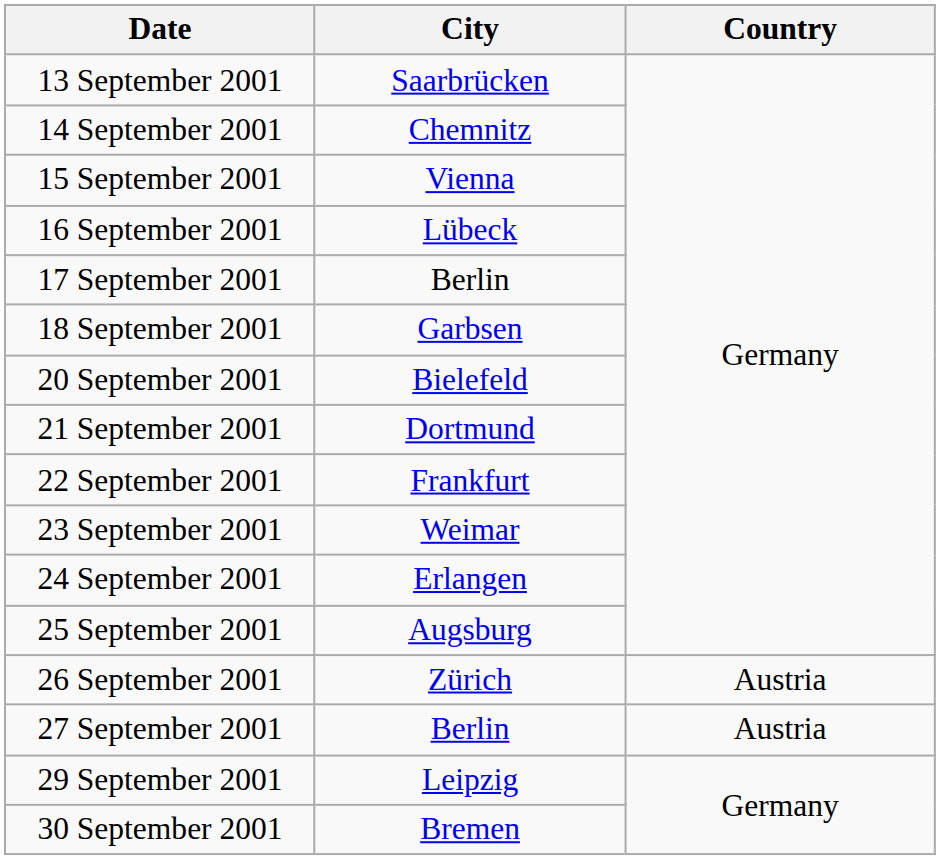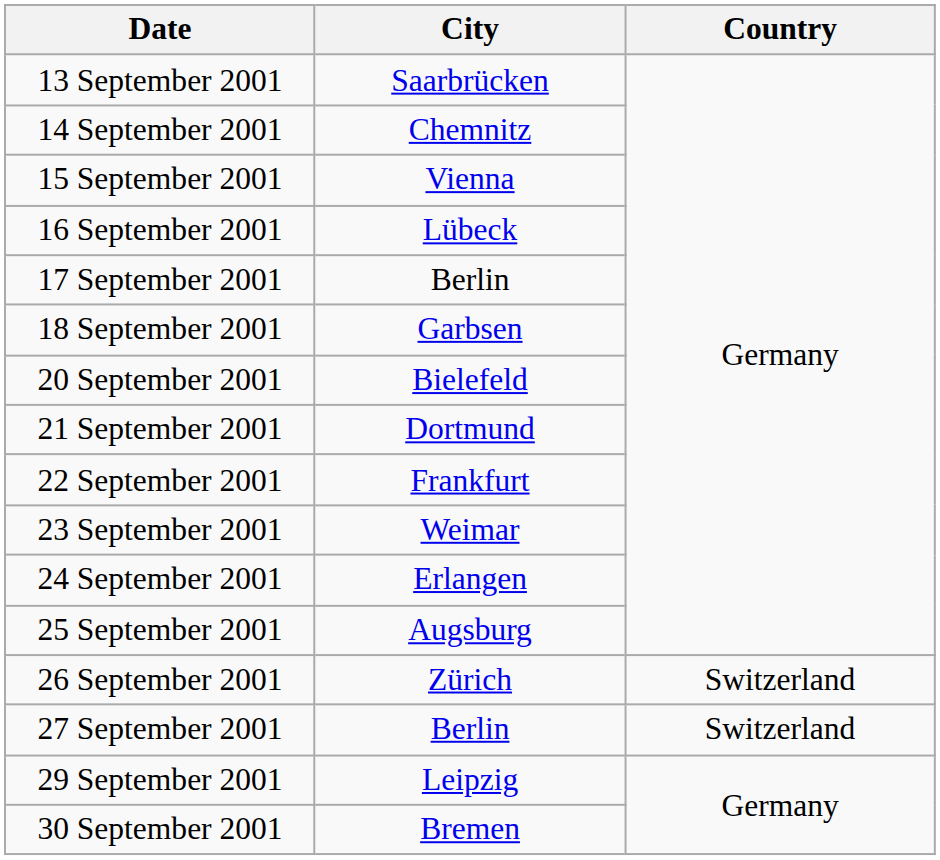(780, 679) Austria -> (780, 679) Switzerland
(780, 729) Austria -> (780, 729) Switzerland
